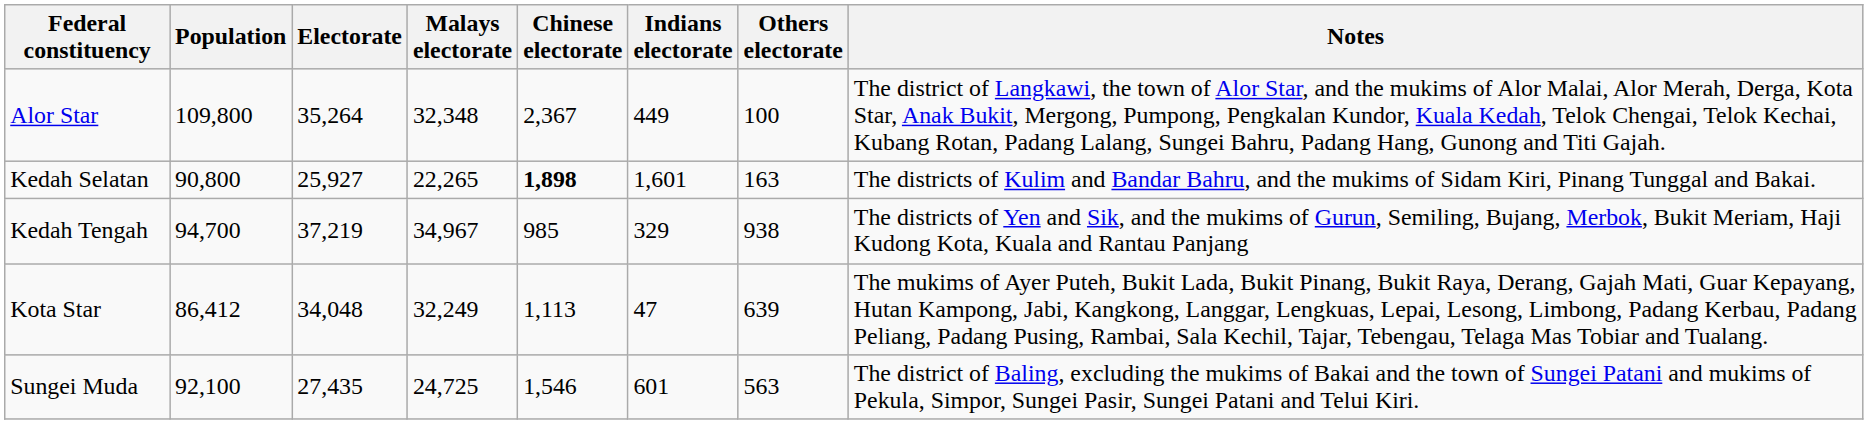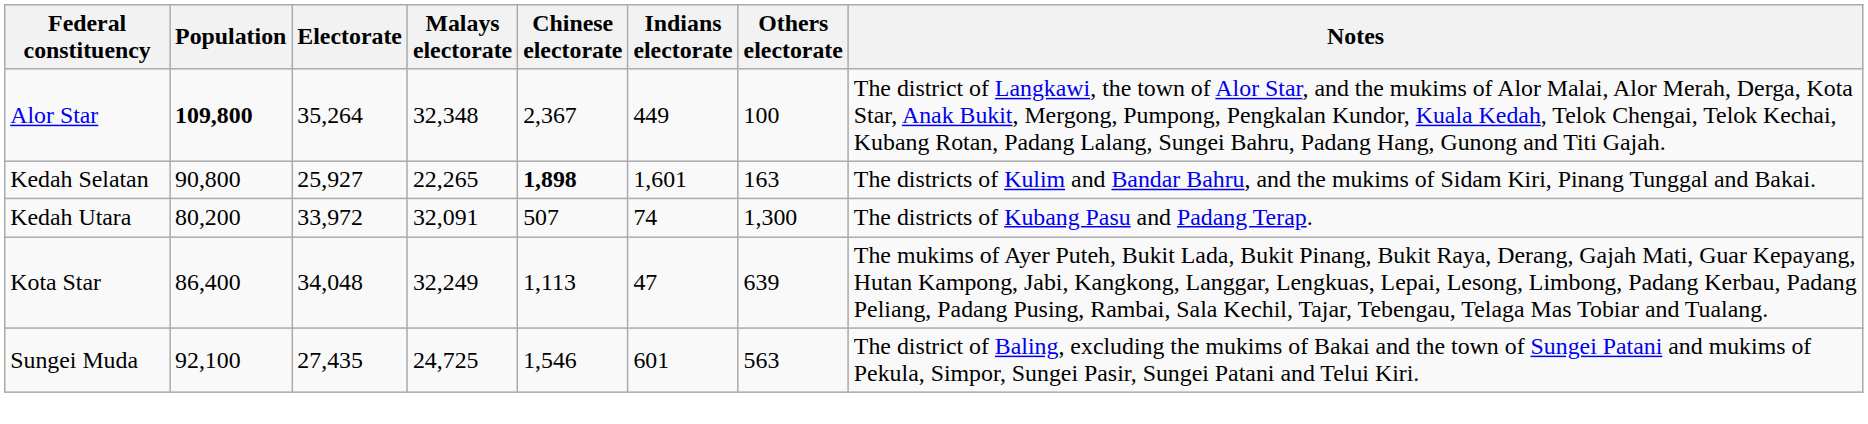(214, 114) normal -> (214, 114) bold
- row: (79, 230)
+ row: (71, 217)
(208, 308) 86,412 -> (208, 281) 86,400
